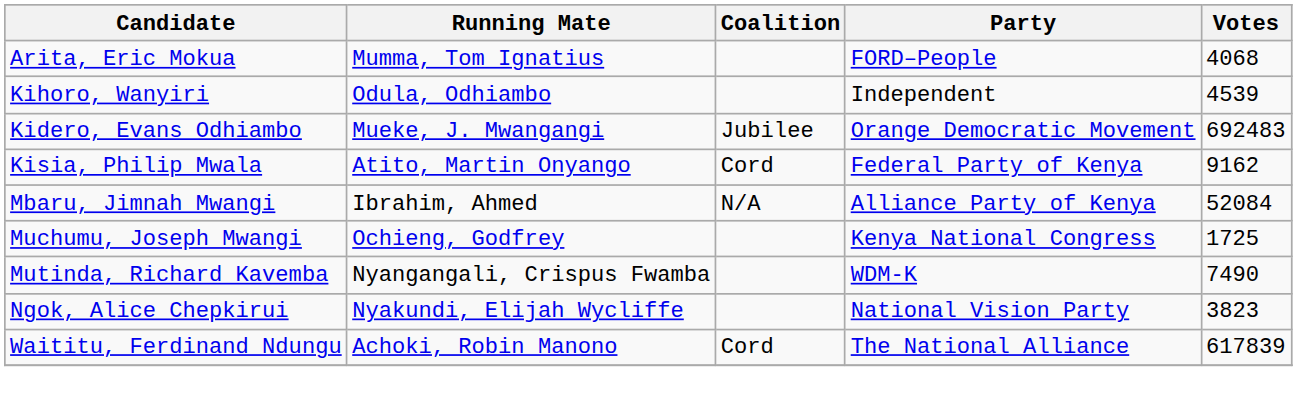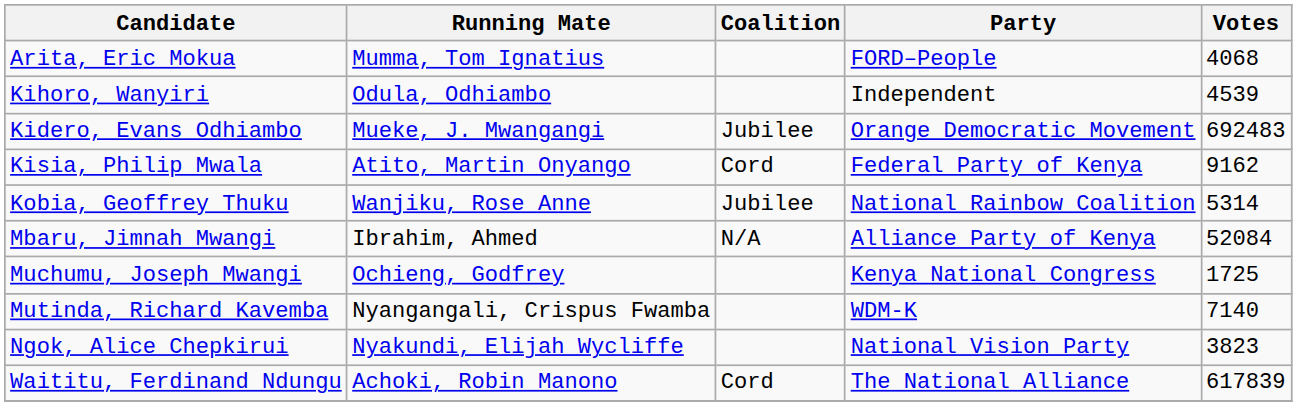+ row: (149, 203)
(1233, 275) 7490 -> (1233, 311) 7140
